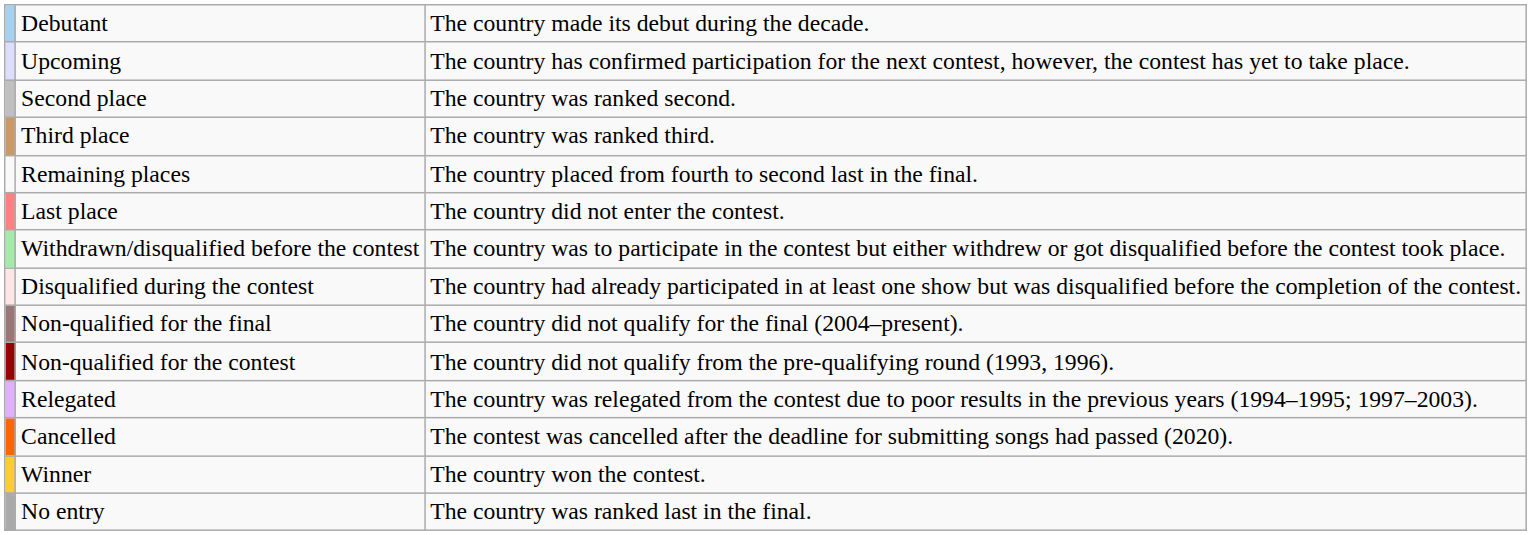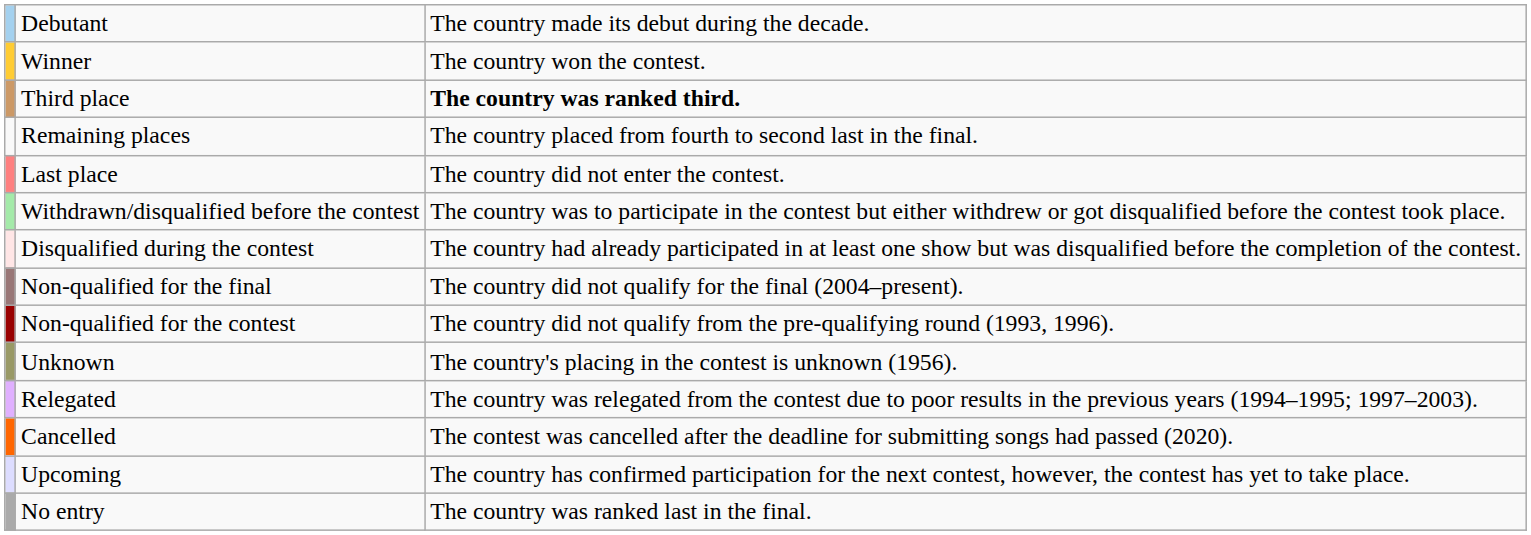rows swapped: (56, 473) <-> (71, 60)
- row: (84, 98)
(573, 135) normal -> (585, 98) bold
+ row: (68, 361)
